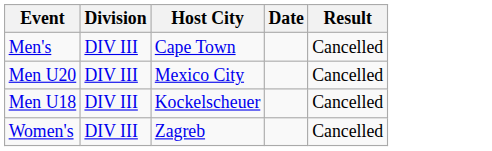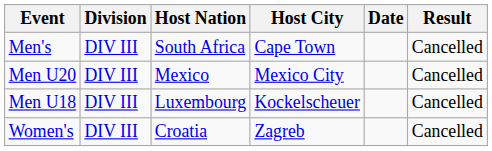+ column: (200, 18)
